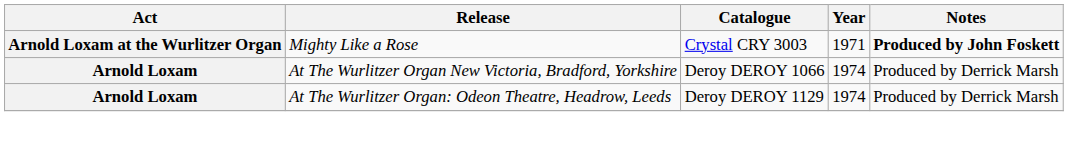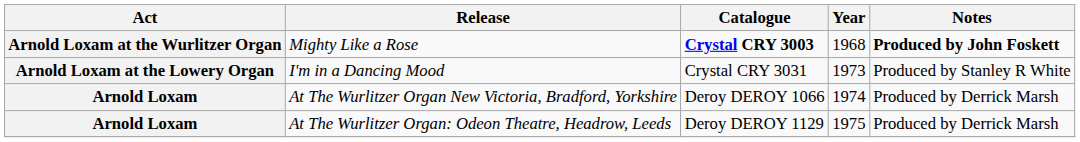(746, 44) normal -> (749, 44) bold
(849, 44) 1971 -> (849, 44) 1968
+ row: (367, 70)
(849, 96) 1974 -> (849, 123) 1975
